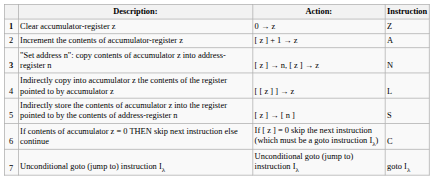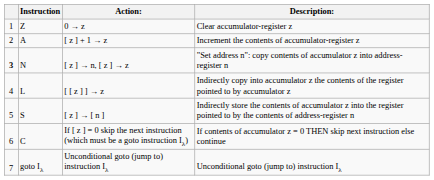columns swapped: (407, 11) <-> (135, 11)
(11, 26) bold -> (11, 26) normal
